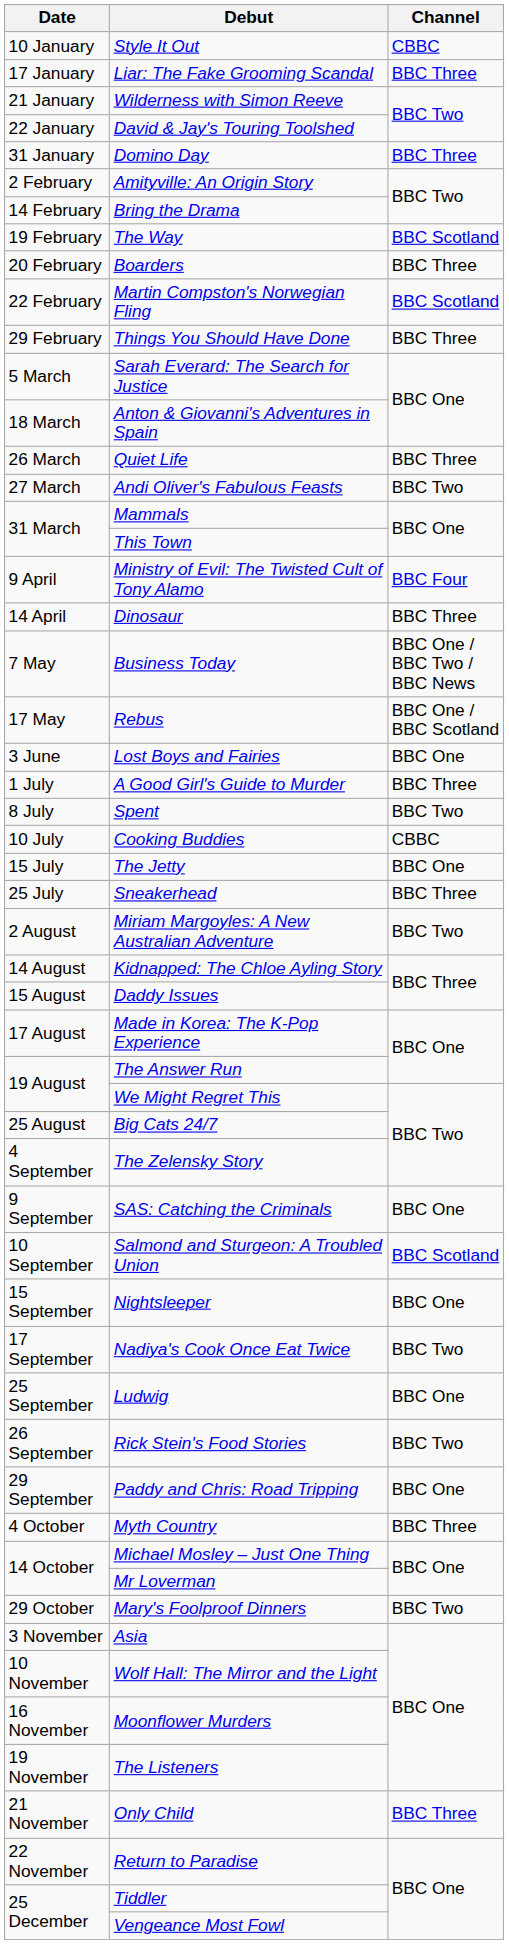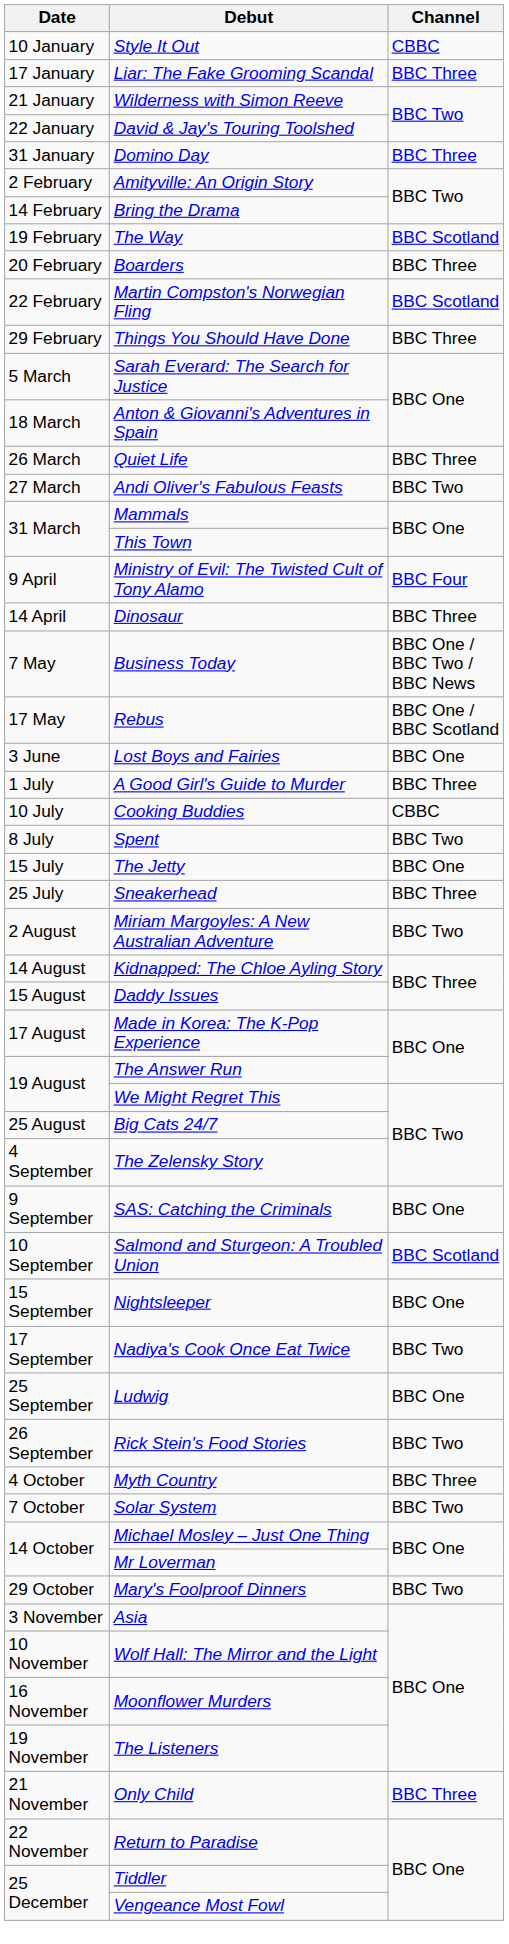rows swapped: (136, 812) <-> (179, 839)
- row: (236, 1489)
+ row: (165, 1507)
